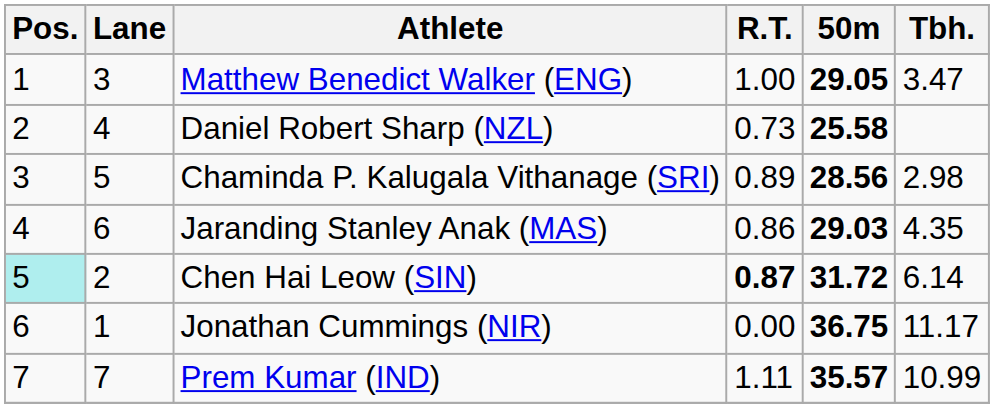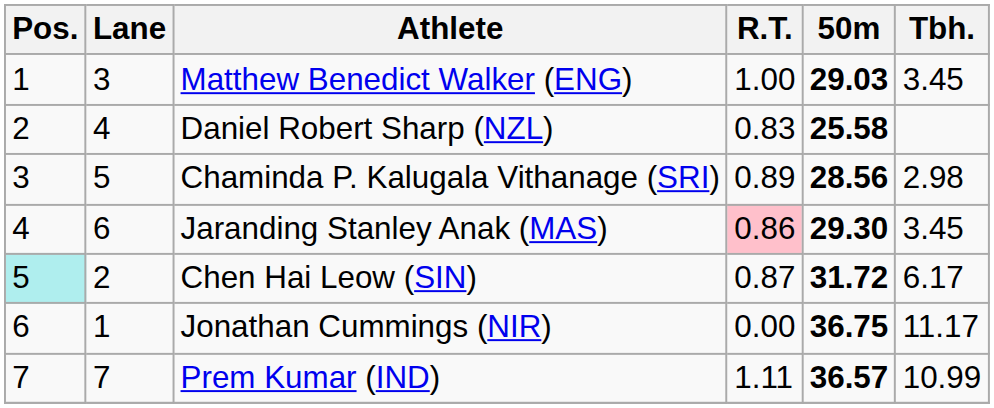(849, 79) 29.05 -> (849, 79) 29.03
(933, 79) 3.47 -> (933, 79) 3.45
(765, 128) 0.73 -> (765, 128) 0.83
(765, 228) no background -> (765, 228) pink background
(849, 228) 29.03 -> (849, 228) 29.30
(933, 228) 4.35 -> (933, 228) 3.45
(765, 278) bold -> (765, 278) normal
(933, 278) 6.14 -> (933, 278) 6.17
(849, 377) 35.57 -> (849, 377) 36.57
